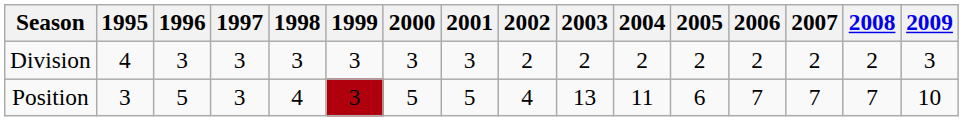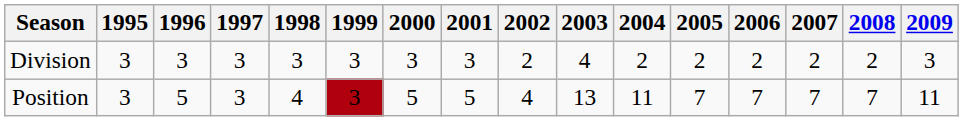(125, 60) 4 -> (125, 60) 3
(585, 60) 2 -> (585, 60) 4
(700, 97) 6 -> (700, 97) 7
(930, 97) 10 -> (930, 97) 11
